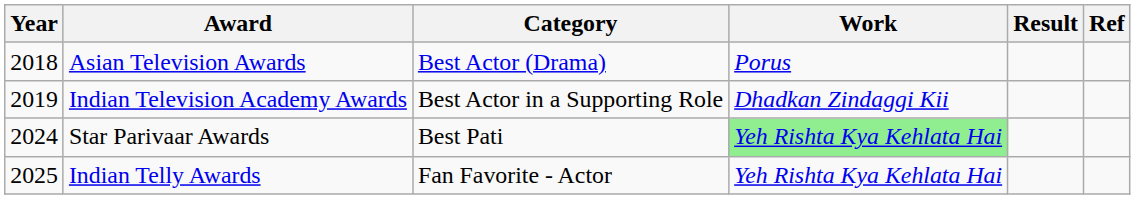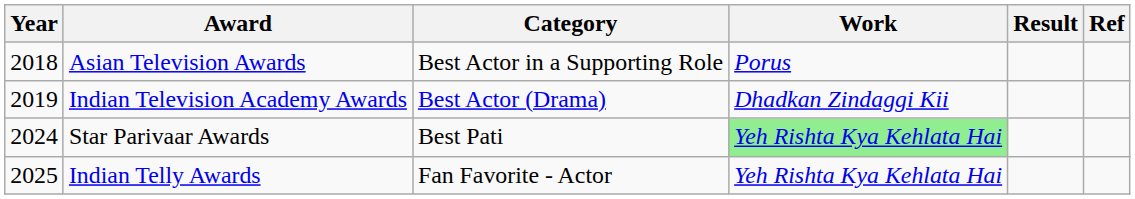(512, 61) Best Actor (Drama) -> (571, 61) Best Actor in a Supporting Role
(571, 99) Best Actor in a Supporting Role -> (512, 99) Best Actor (Drama)
